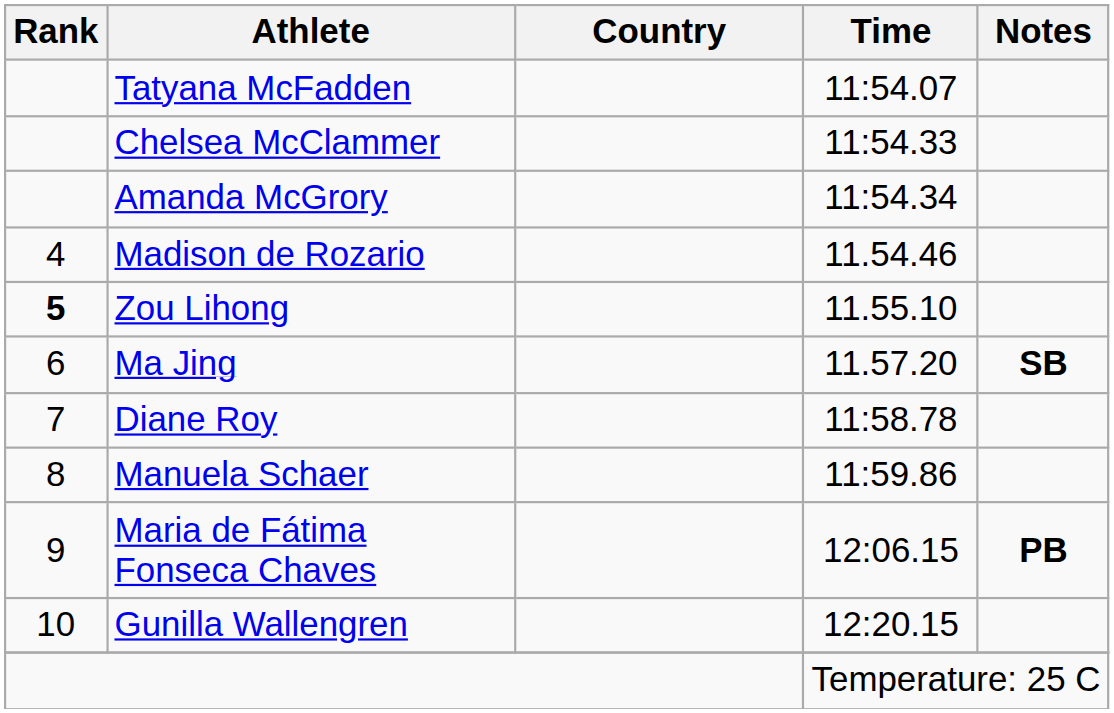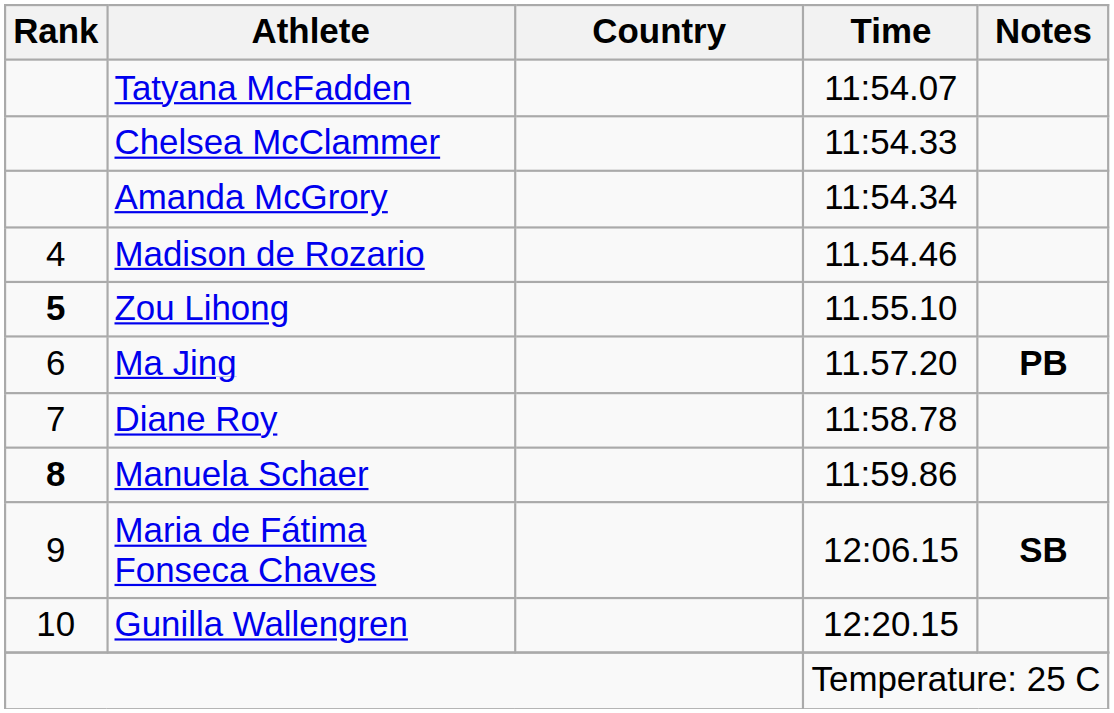(1043, 364) SB -> (1043, 364) PB
(56, 474) normal -> (56, 474) bold
(1043, 549) PB -> (1043, 549) SB
